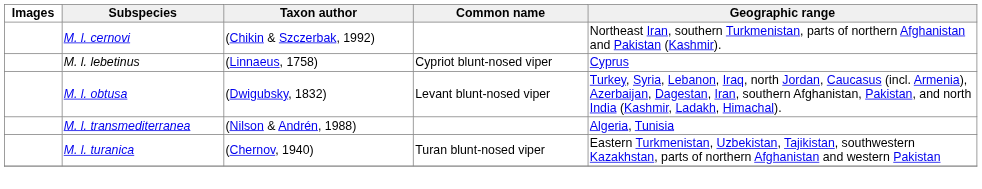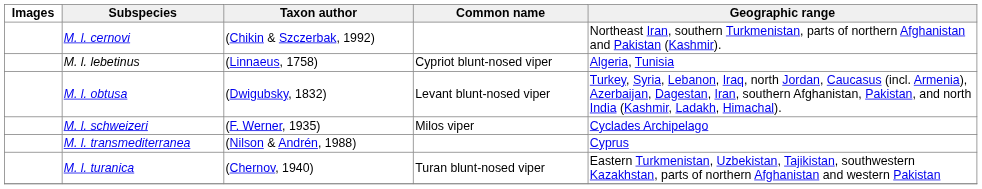(609, 62) Cyprus -> (632, 62) Algeria, Tunisia
+ row: (106, 125)
(632, 125) Algeria, Tunisia -> (609, 143) Cyprus
